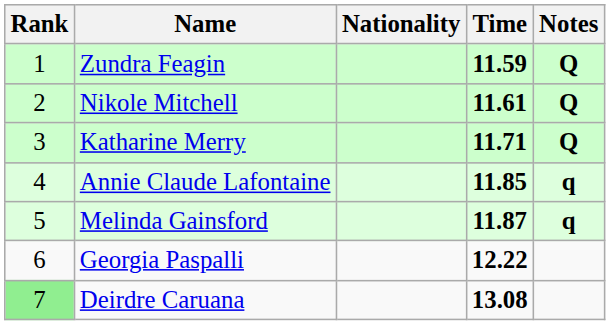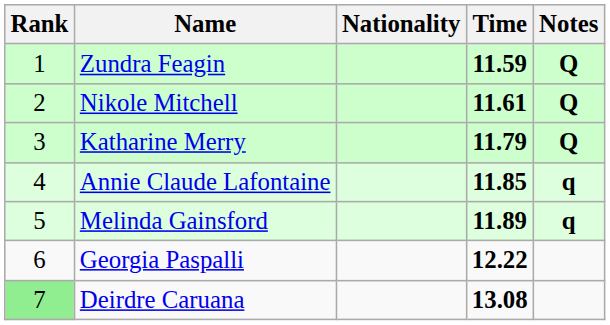(500, 142) 11.71 -> (500, 142) 11.79
(500, 220) 11.87 -> (500, 220) 11.89
